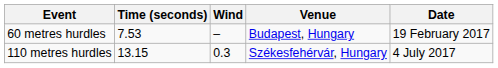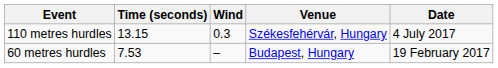rows swapped: (56, 34) <-> (59, 53)
